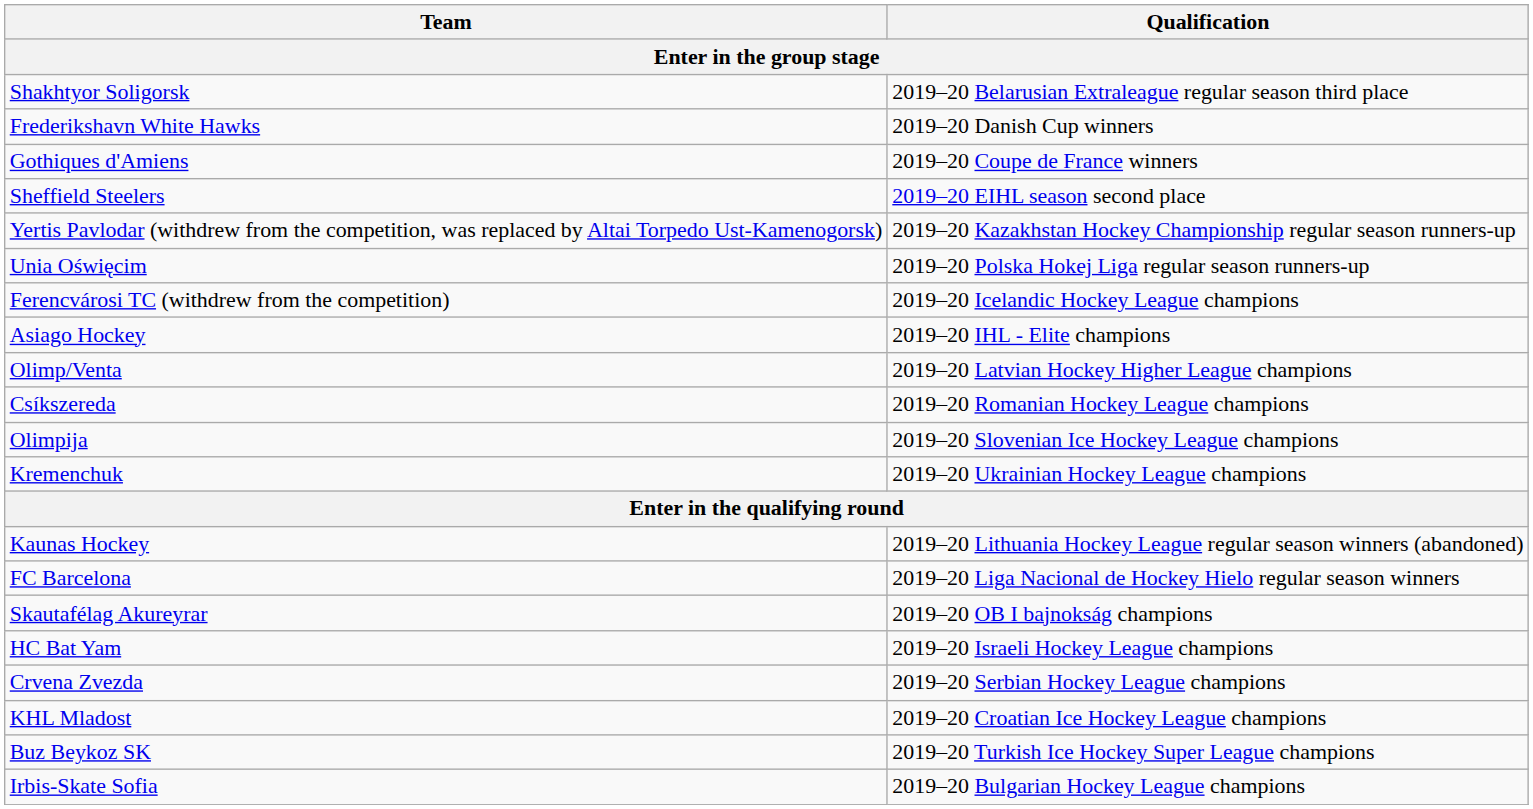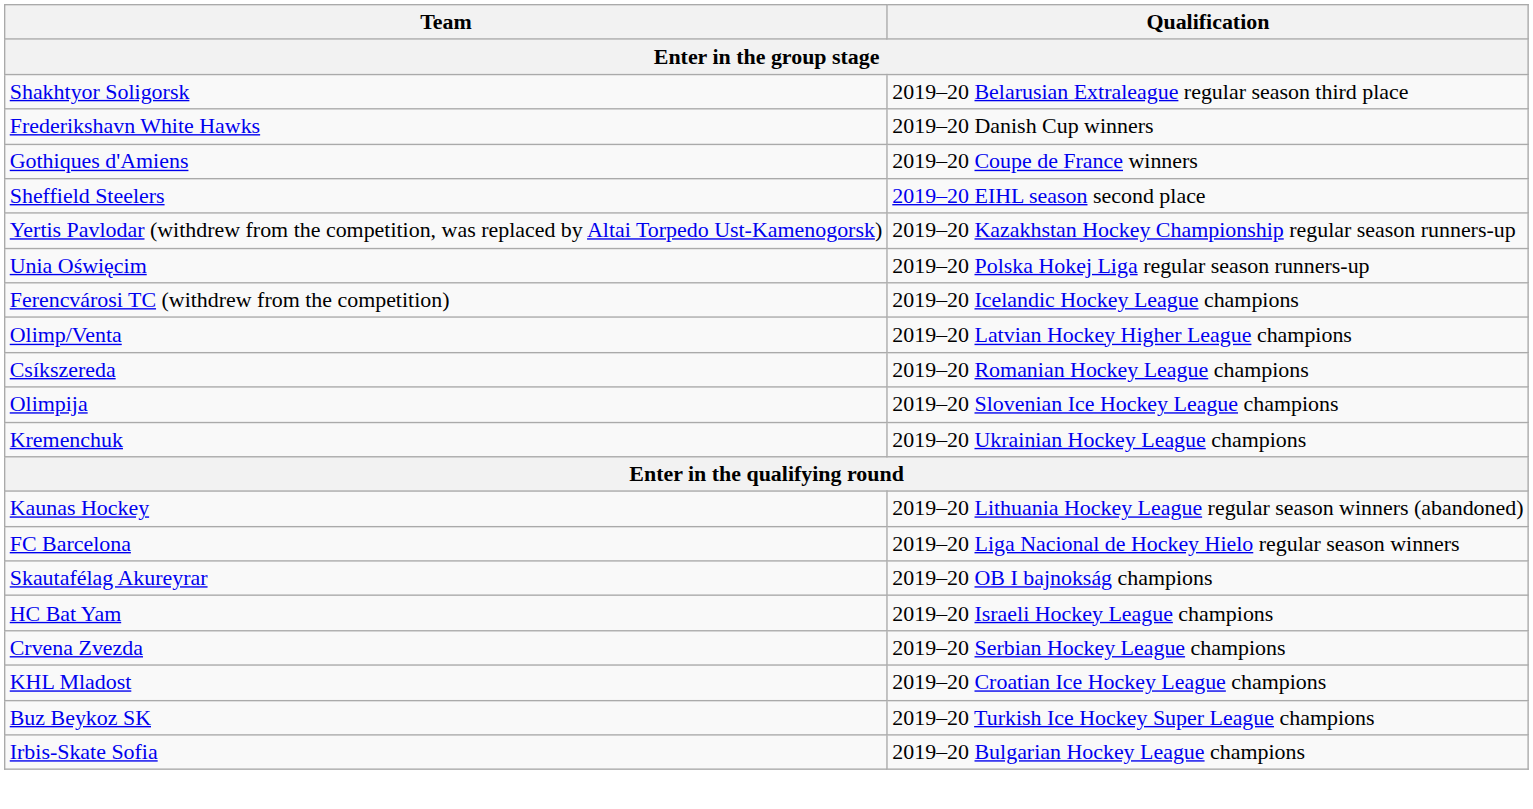- row: (78, 334)
